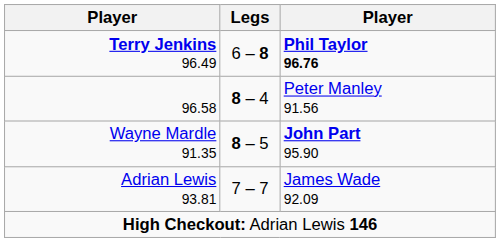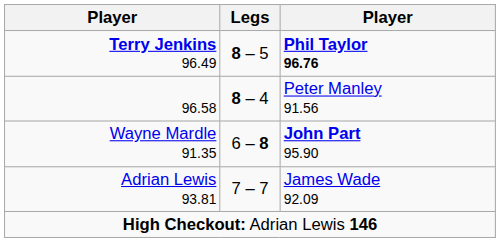(250, 53) 6 – 8 -> (250, 53) 8 – 5
(250, 143) 8 – 5 -> (250, 143) 6 – 8
